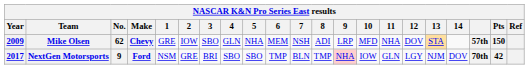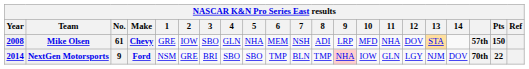(15, 41) 2009 -> (15, 41) 2008
(119, 41) 62 -> (119, 41) 61
(15, 56) 2017 -> (15, 56) 2014
(499, 56) 42 -> (499, 56) 22
